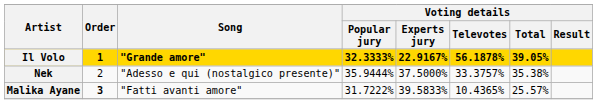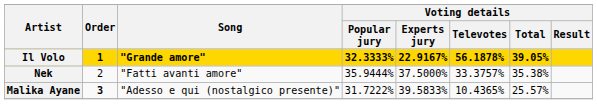(230, 74) "Adesso e qui (nostalgico presente)" -> (181, 74) "Fatti avanti amore"
(181, 90) "Fatti avanti amore" -> (230, 90) "Adesso e qui (nostalgico presente)"
